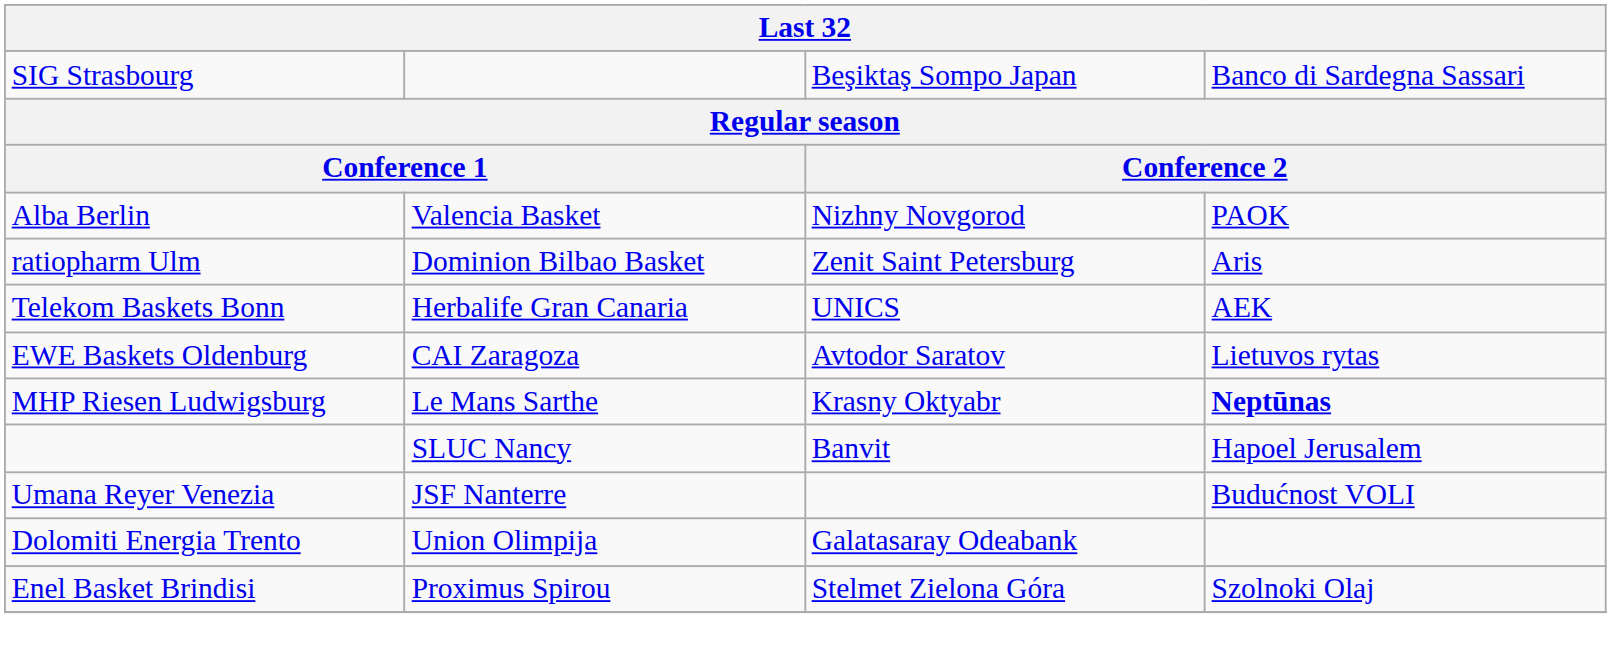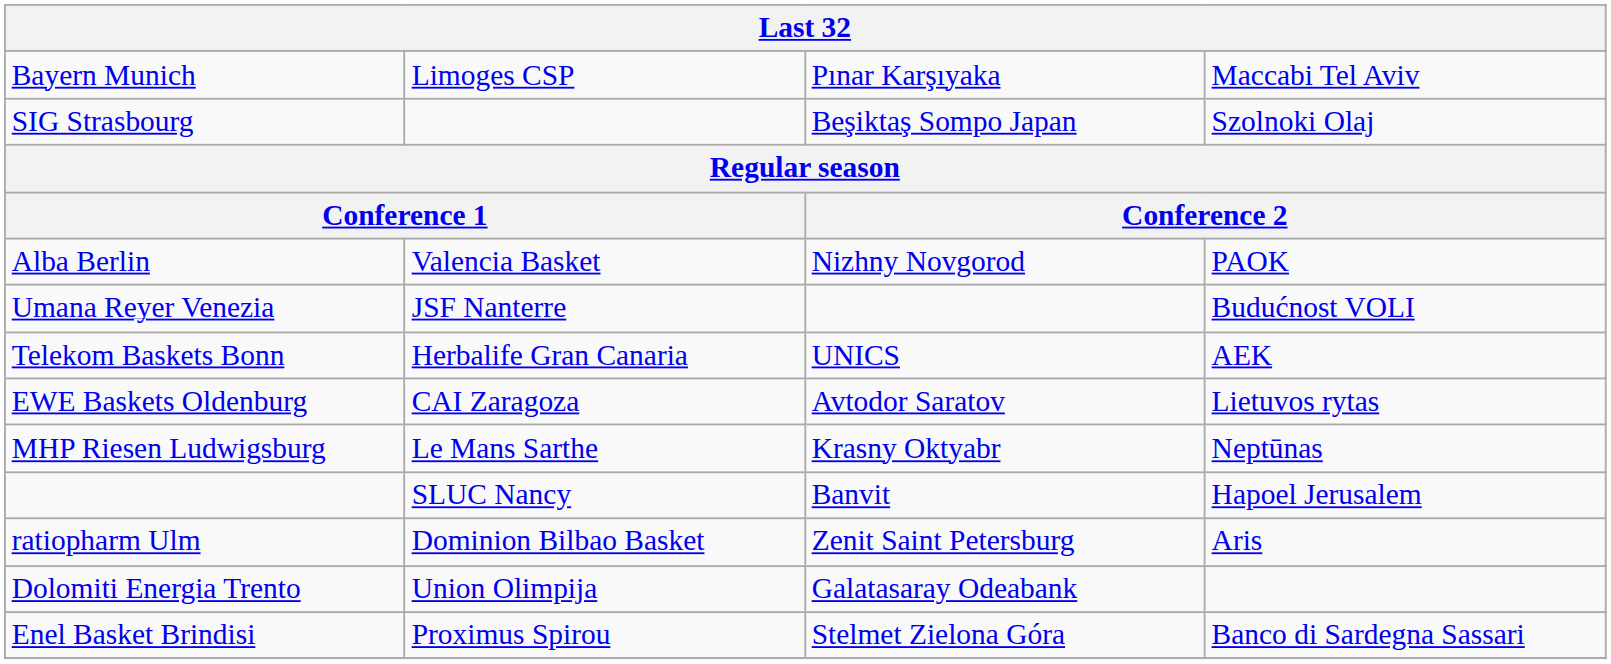+ row: (104, 74)
(1368, 74) Banco di Sardegna Sassari -> (1293, 121) Szolnoki Olaj
rows swapped: (106, 261) <-> (143, 494)
(1271, 401) bold -> (1267, 448) normal
(1293, 588) Szolnoki Olaj -> (1368, 634) Banco di Sardegna Sassari
